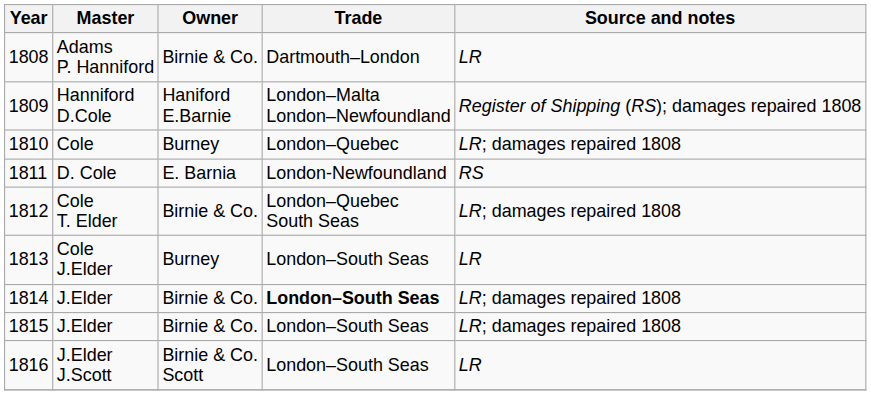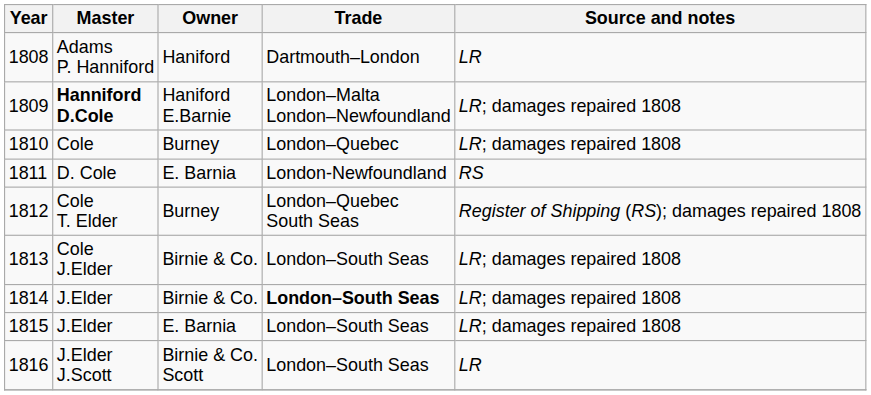(210, 57) Birnie & Co. -> (196, 57) Haniford
(96, 105) normal -> (99, 105) bold
(660, 105) Register of Shipping (RS); damages repaired 1808 -> (570, 105) LR; damages repaired 1808
(210, 211) Birnie & Co. -> (191, 211) Burney
(570, 211) LR; damages repaired 1808 -> (660, 211) Register of Shipping (RS); damages repaired 1808
(191, 259) Burney -> (210, 259) Birnie & Co.
(470, 259) LR -> (570, 259) LR; damages repaired 1808
(210, 326) Birnie & Co. -> (199, 326) E. Barnia
